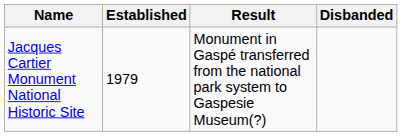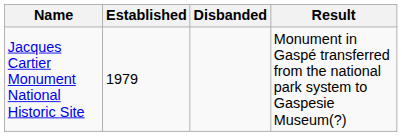columns swapped: (357, 15) <-> (253, 15)
